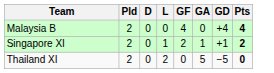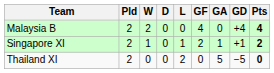+ column: (148, 12)
